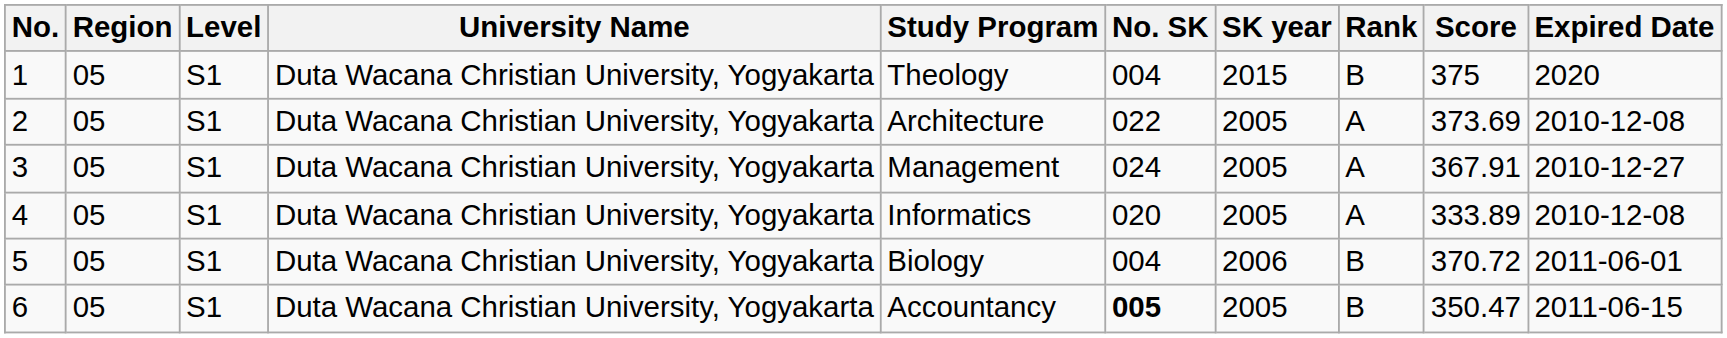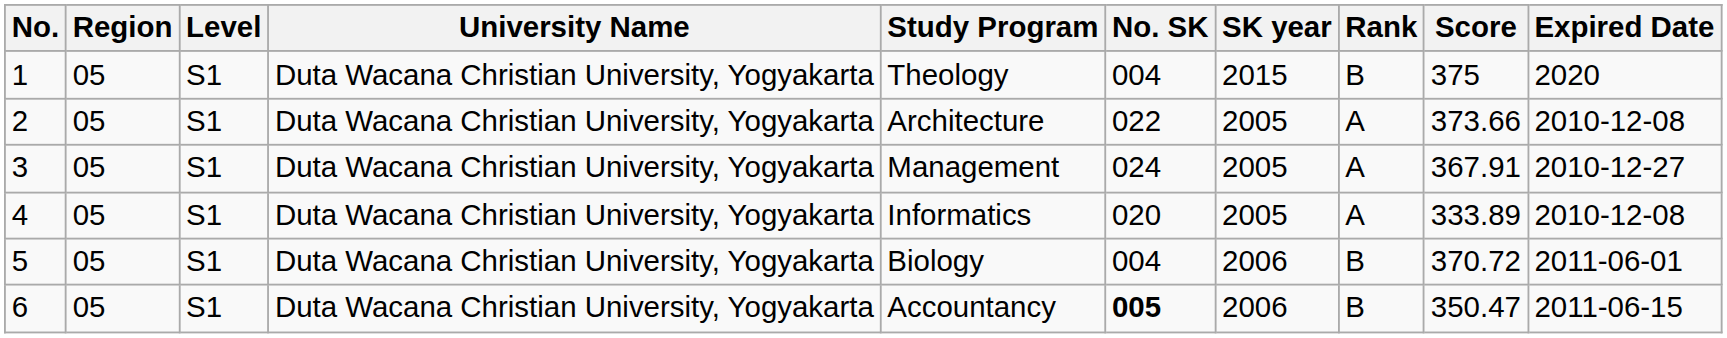(1476, 121) 373.69 -> (1476, 121) 373.66
(1255, 307) 2005 -> (1255, 307) 2006
